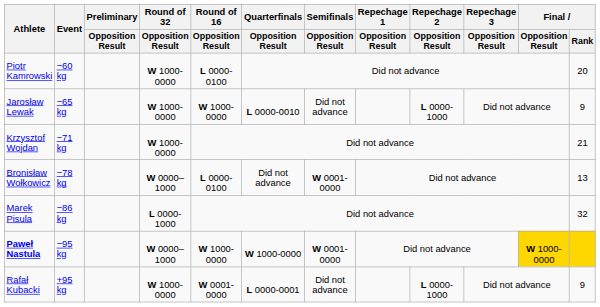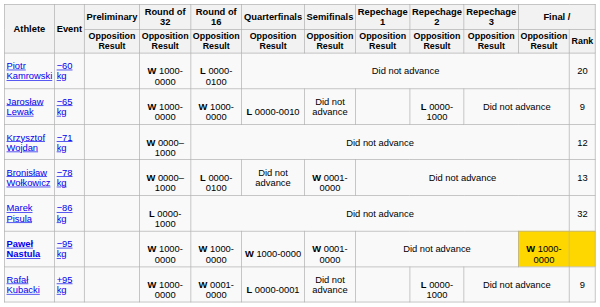(165, 148) W 1000-0000 -> (165, 148) W 0000–1000
(582, 143) 21 -> (582, 143) 12
(165, 255) W 0000–1000 -> (165, 255) W 1000-0000
